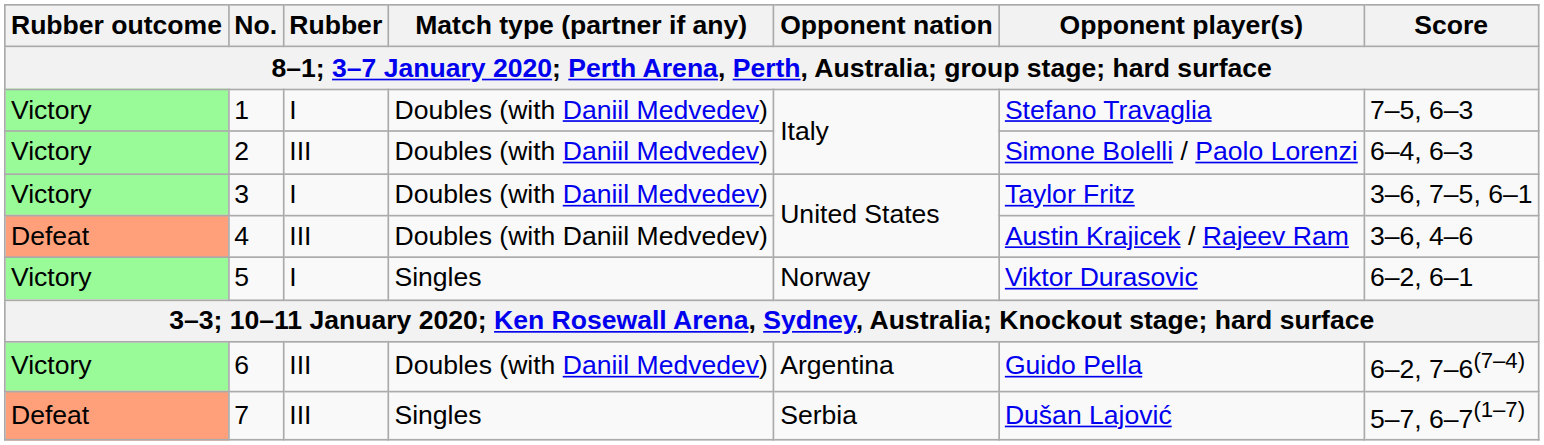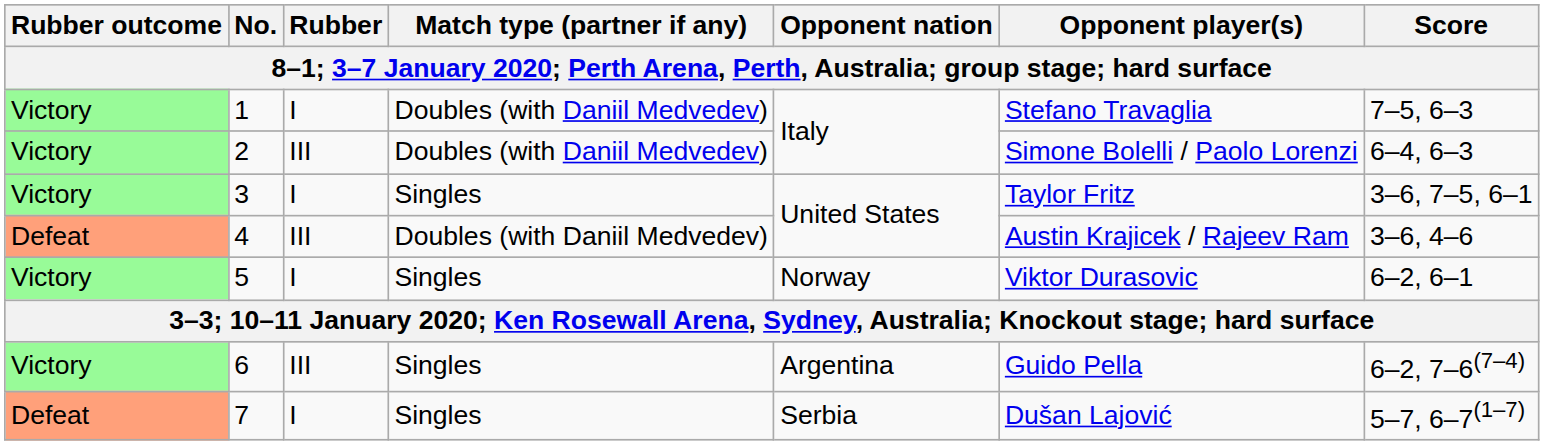(581, 194) Doubles (with Daniil Medvedev) -> (438, 194) Singles
(581, 366) Doubles (with Daniil Medvedev) -> (438, 366) Singles
(300, 415) III -> (293, 415) I
